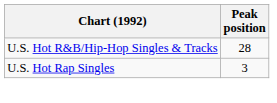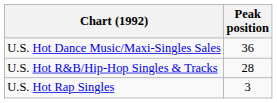+ row: (114, 48)
